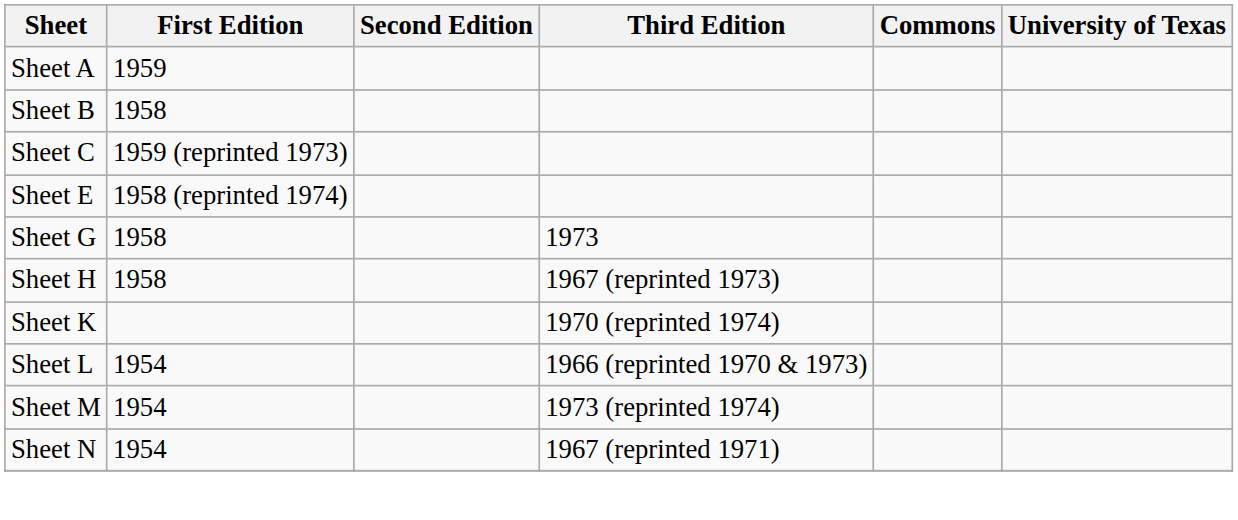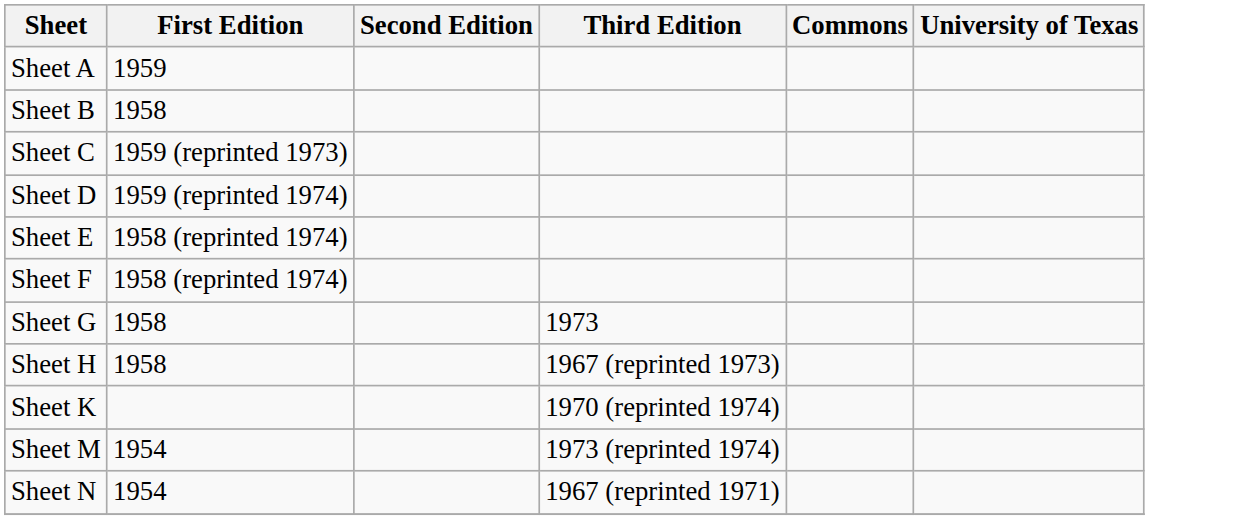+ row: (54, 195)
+ row: (51, 279)
- row: (52, 364)
